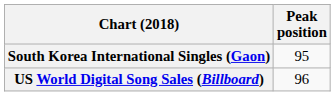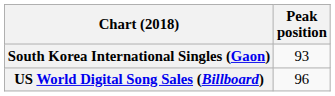(302, 56) 95 -> (302, 56) 93
